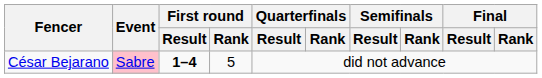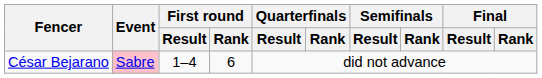(184, 62) bold -> (184, 62) normal
(231, 62) 5 -> (231, 62) 6
